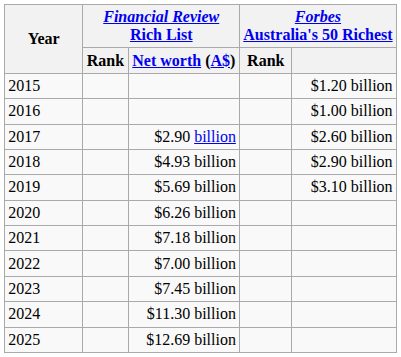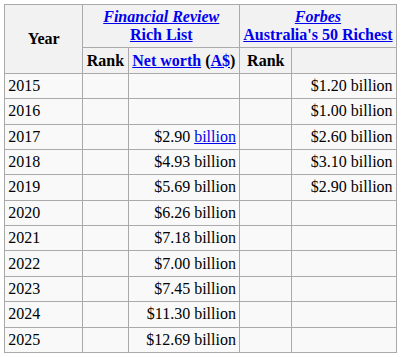(352, 162) $2.90 billion -> (352, 162) $3.10 billion
(352, 187) $3.10 billion -> (352, 187) $2.90 billion
